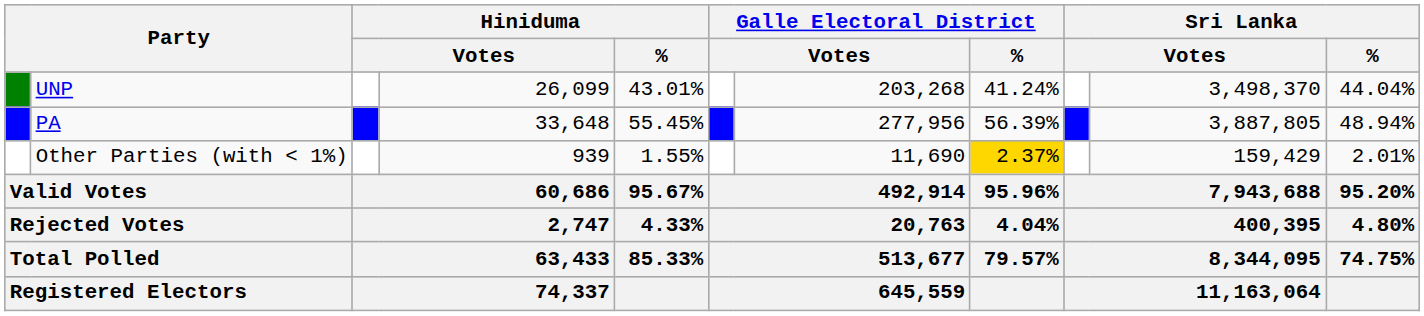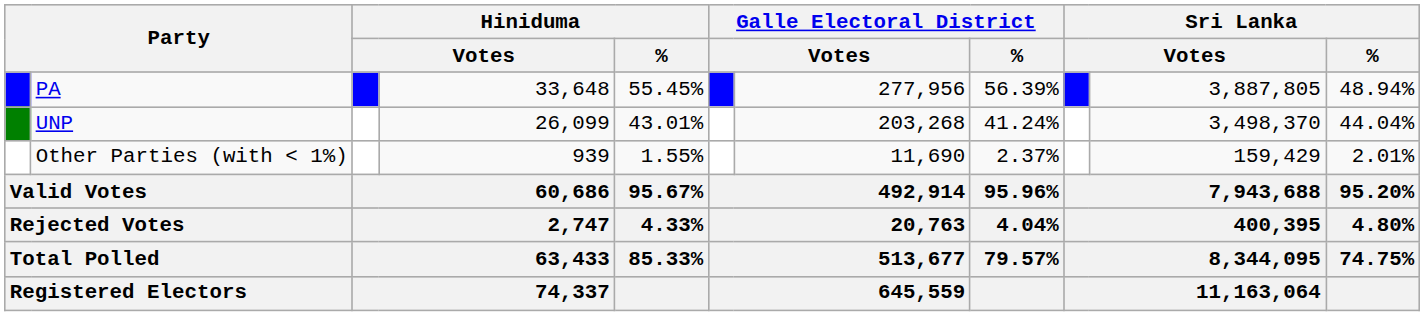rows swapped: (48, 123) <-> (54, 90)
(1028, 157) gold background -> (1028, 157) no background
